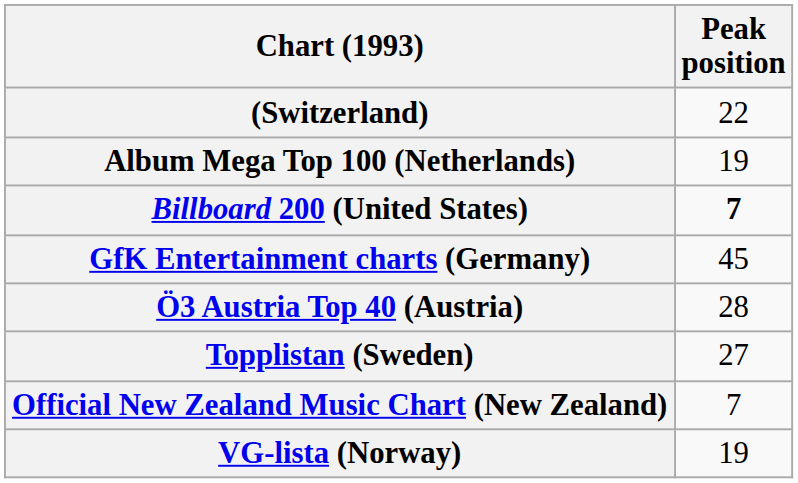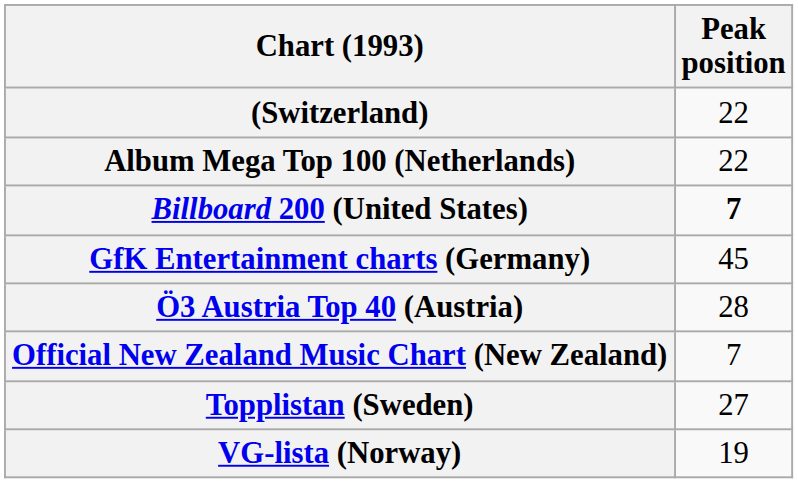(734, 160) 19 -> (734, 160) 22
rows swapped: (340, 404) <-> (340, 355)
